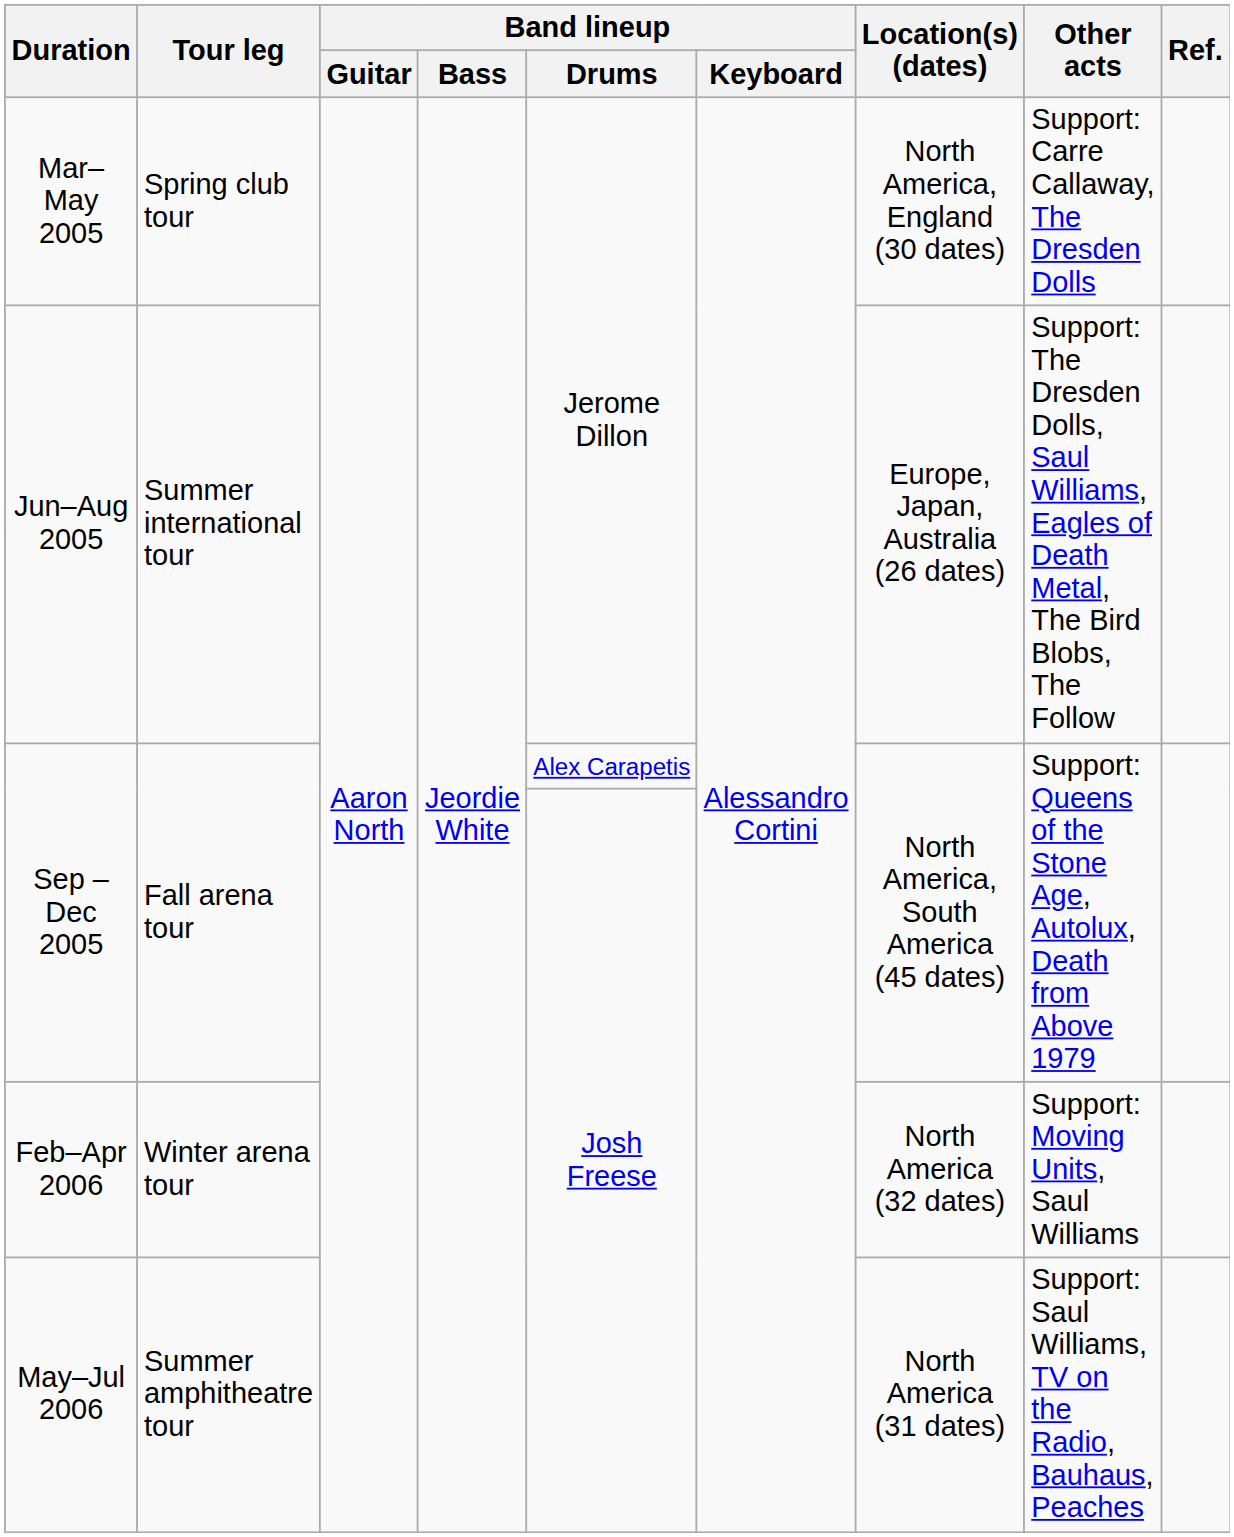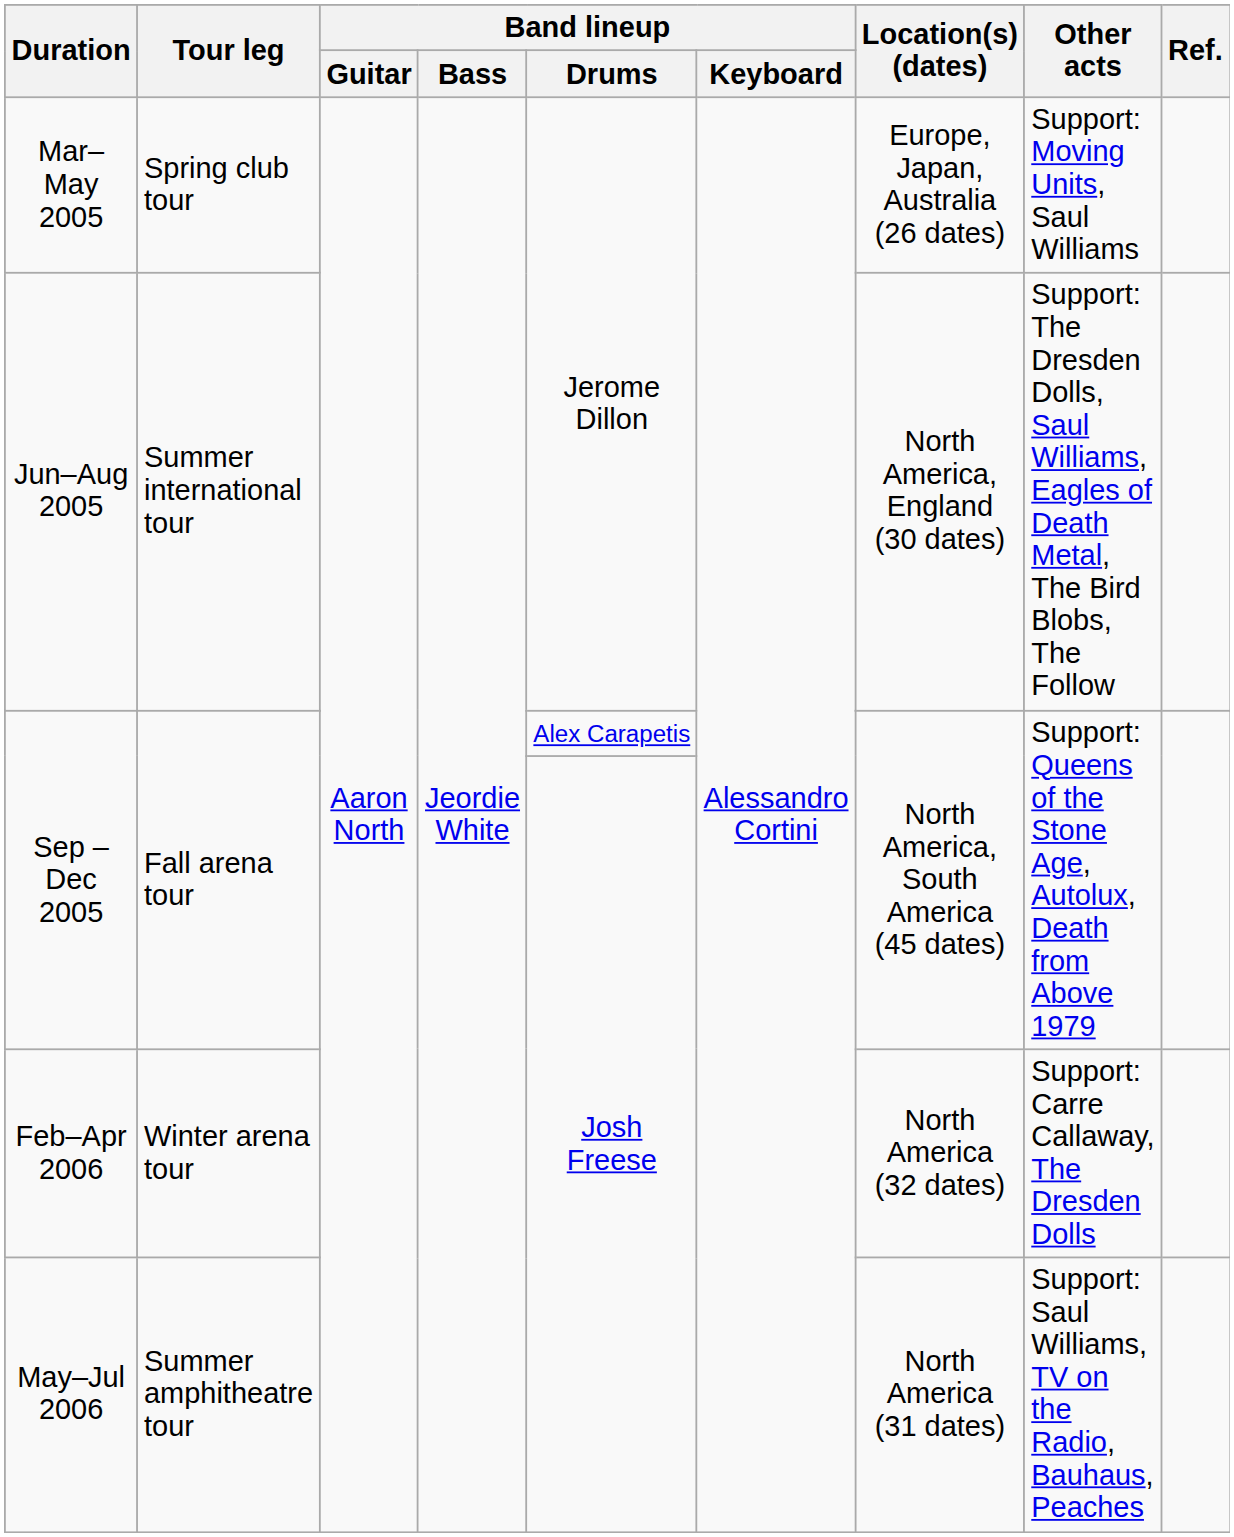(940, 200) North America, England (30 dates) -> (940, 184) Europe, Japan, Australia (26 dates)
(1093, 200) Support: Carre Callaway, The Dresden Dolls -> (1086, 184) Support: Moving Units, Saul Williams
(940, 523) Europe, Japan, Australia (26 dates) -> (940, 491) North America, England (30 dates)
(1086, 1169) Support: Moving Units, Saul Williams -> (1093, 1153) Support: Carre Callaway, The Dresden Dolls
